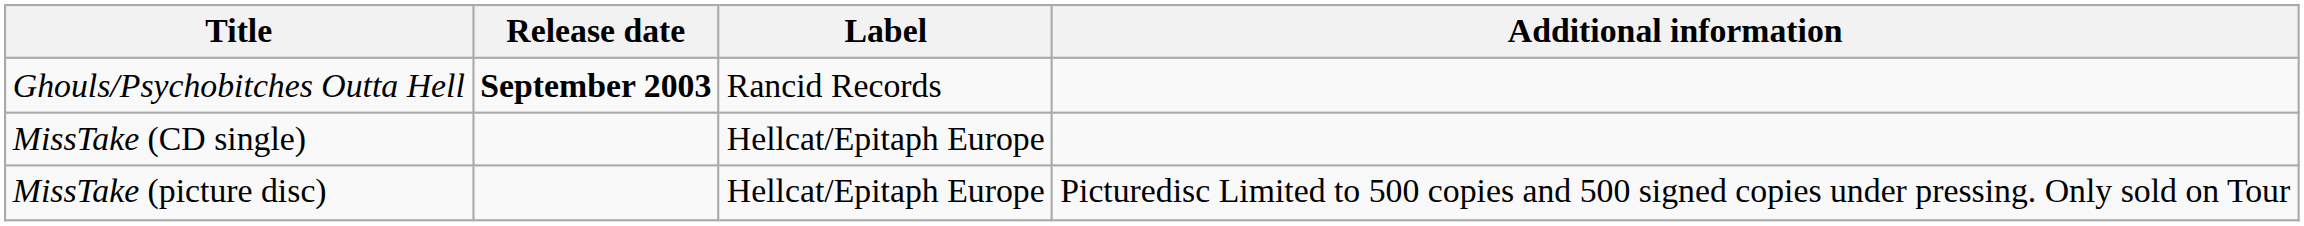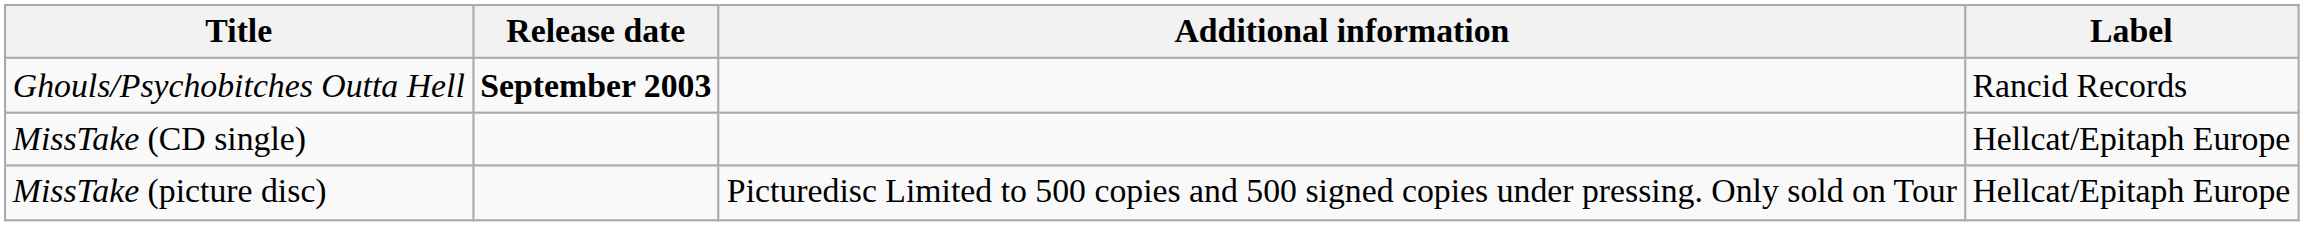columns swapped: (886, 31) <-> (1675, 31)
